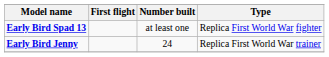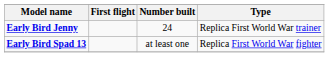rows swapped: (46, 28) <-> (42, 44)
